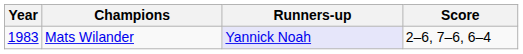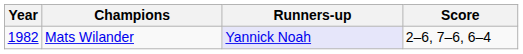(23, 37) 1983 -> (23, 37) 1982
